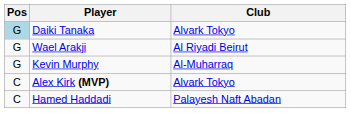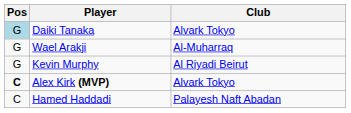(210, 47) Al Riyadi Beirut -> (203, 47) Al-Muharraq
(203, 64) Al-Muharraq -> (210, 64) Al Riyadi Beirut
(17, 82) normal -> (17, 82) bold
